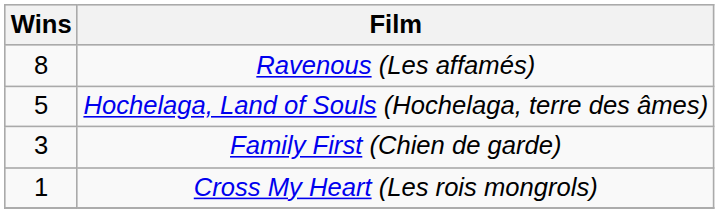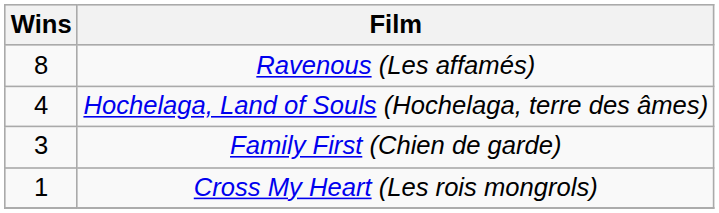(41, 106) 5 -> (41, 106) 4
